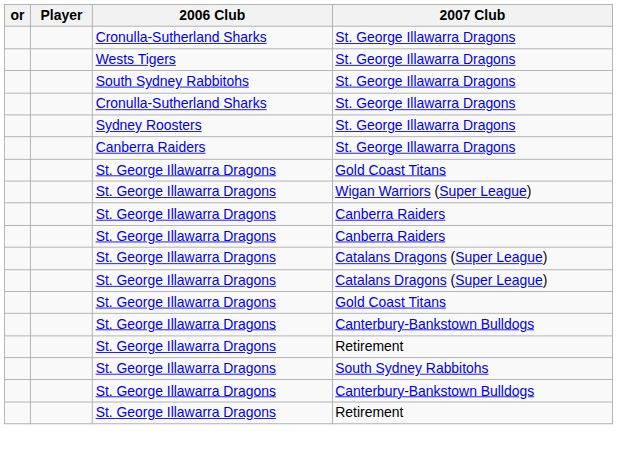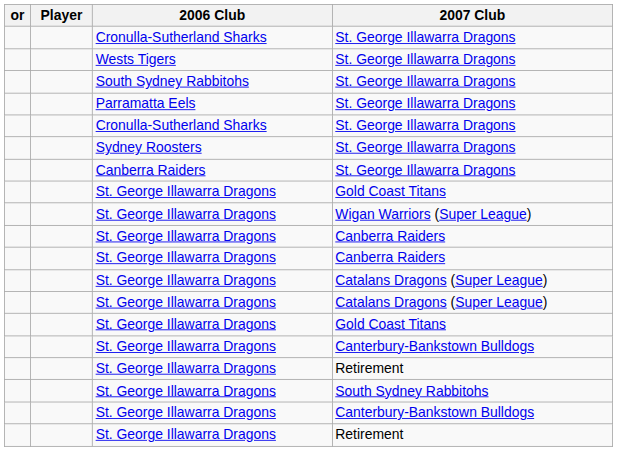+ row: (146, 103)
